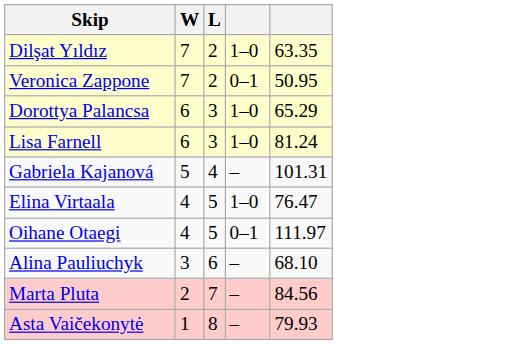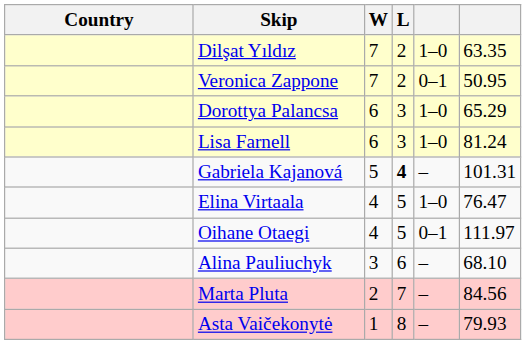+ column: (99, 19)
(213, 171) normal -> (402, 171) bold
